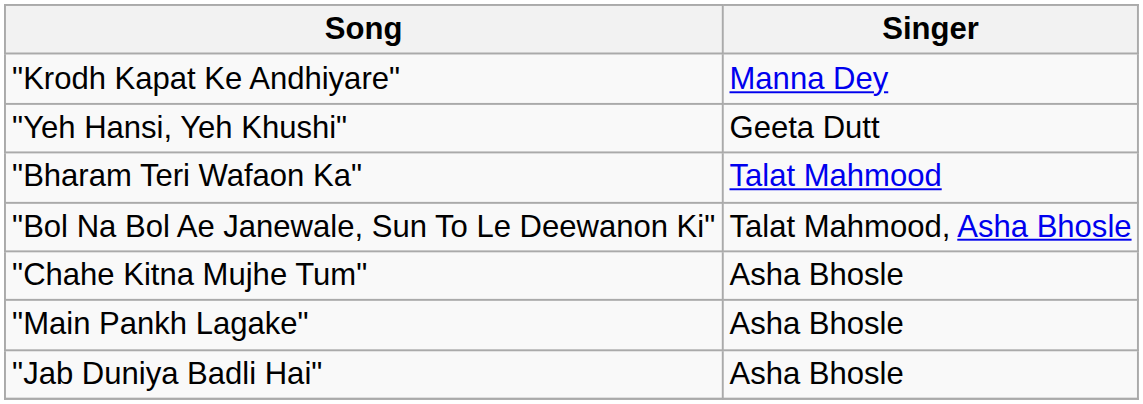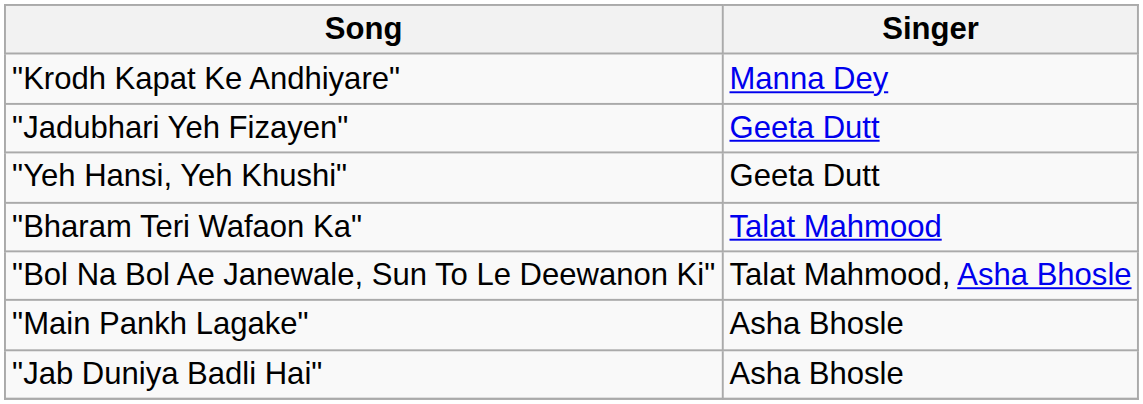+ row: (180, 127)
- row: (190, 275)
